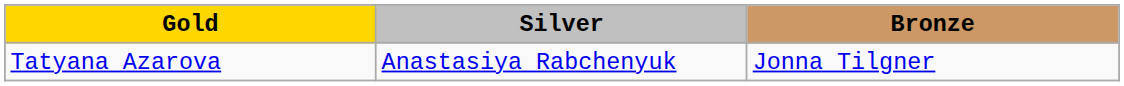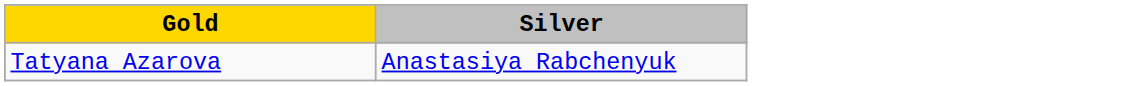- column: (933, 24)
